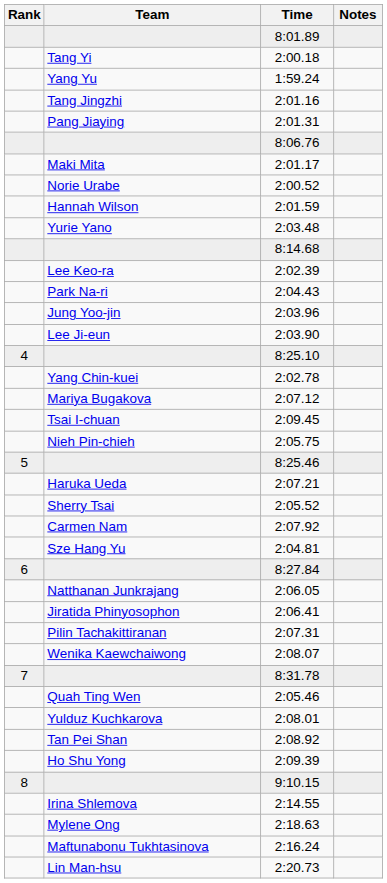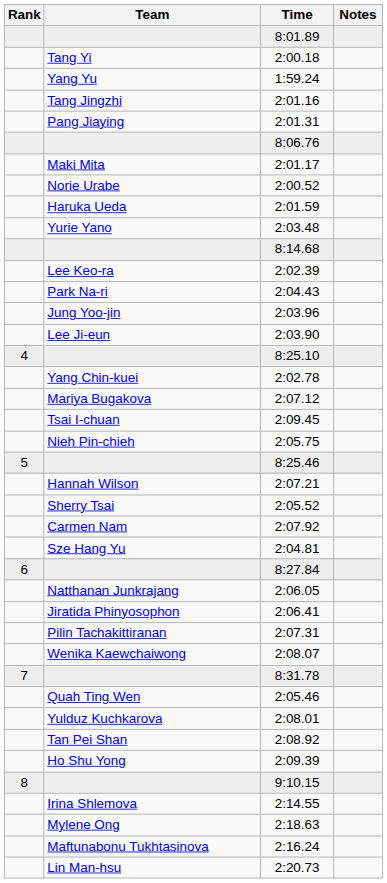(93, 206) Hannah Wilson -> (87, 206) Haruka Ueda
(87, 484) Haruka Ueda -> (93, 484) Hannah Wilson
